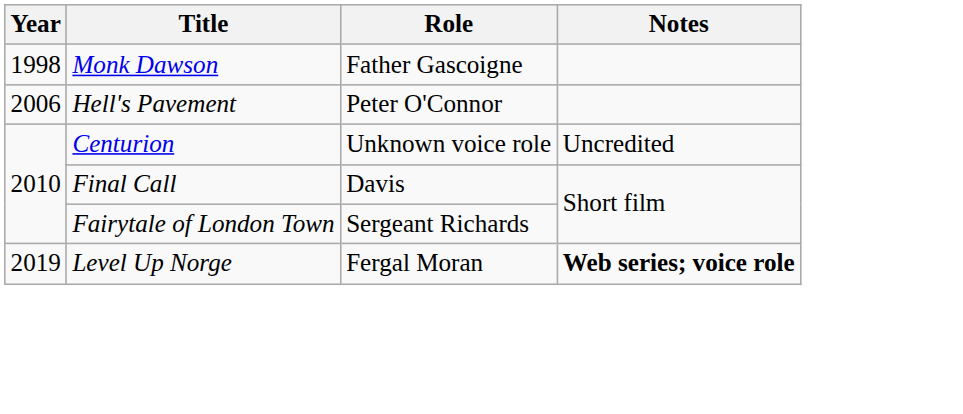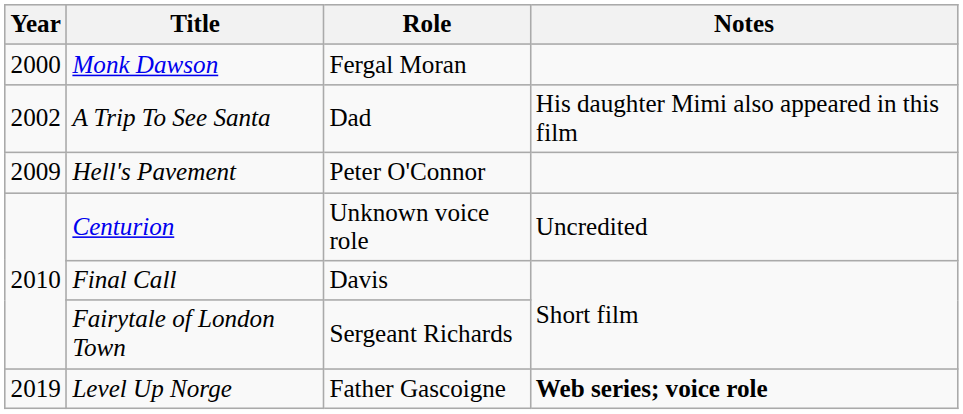(36, 64) 1998 -> (36, 64) 2000
(434, 64) Father Gascoigne -> (398, 64) Fergal Moran
+ row: (171, 118)
(36, 104) 2006 -> (36, 172) 2009
(415, 263) Fergal Moran -> (418, 388) Father Gascoigne
